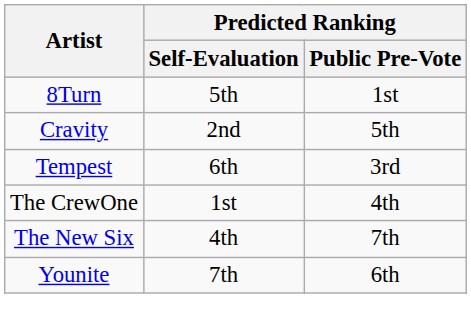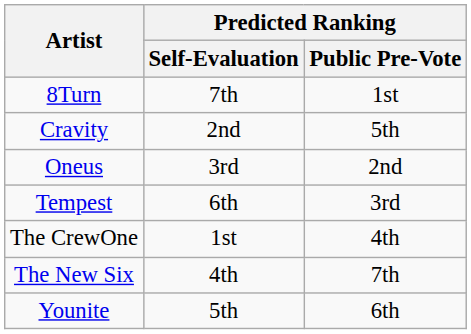(224, 94) 5th -> (224, 94) 7th
+ row: (74, 166)
(224, 274) 7th -> (224, 310) 5th
